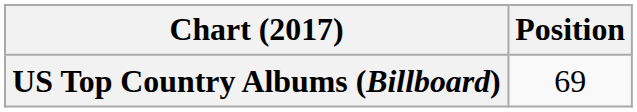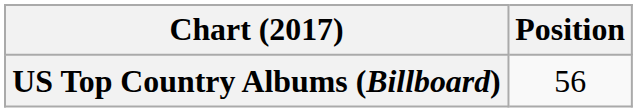(570, 80) 69 -> (570, 80) 56
